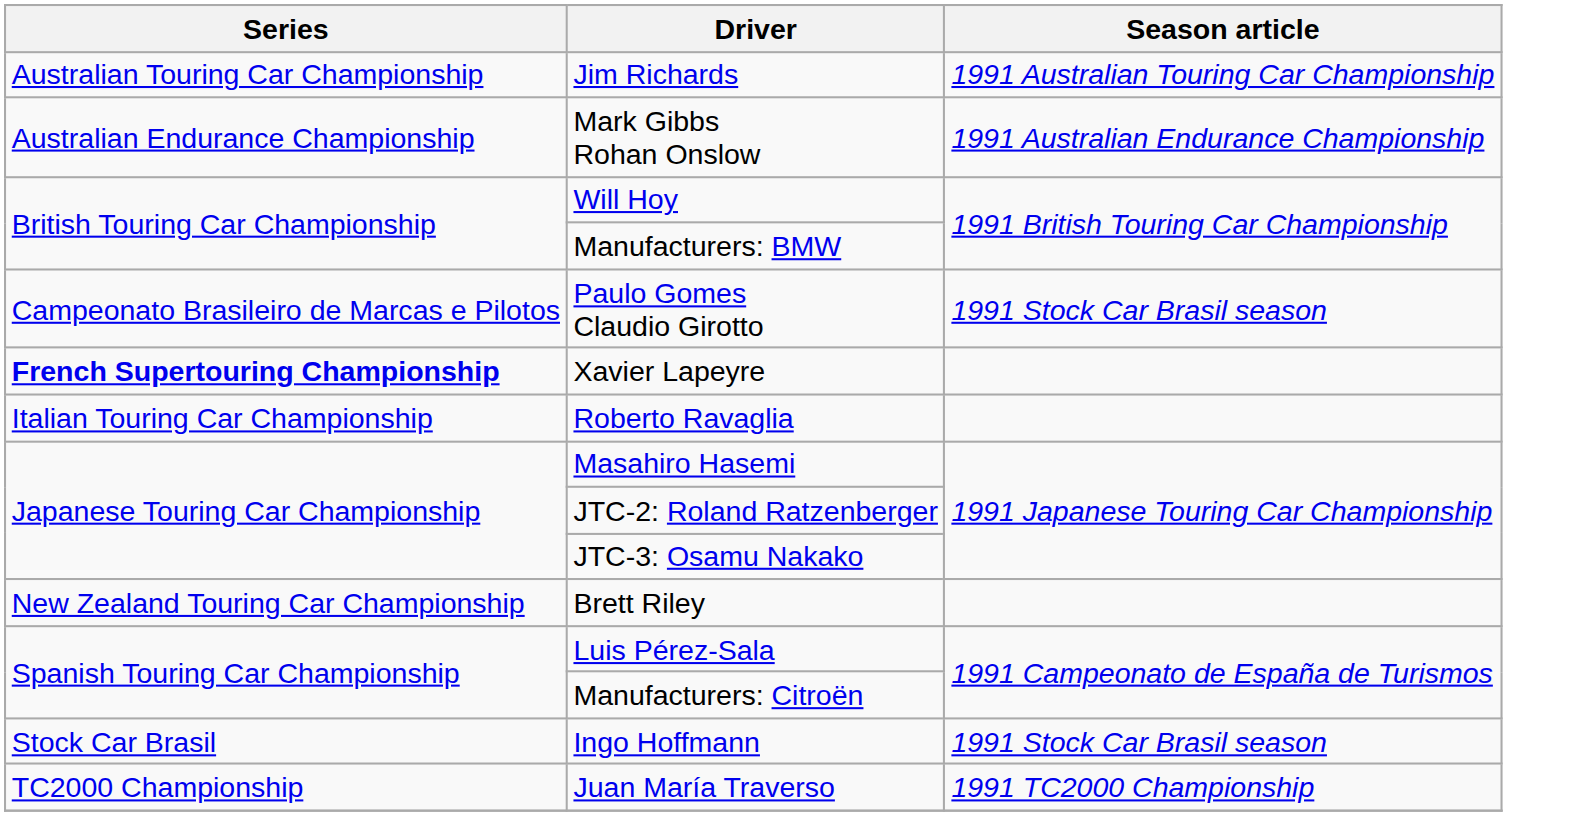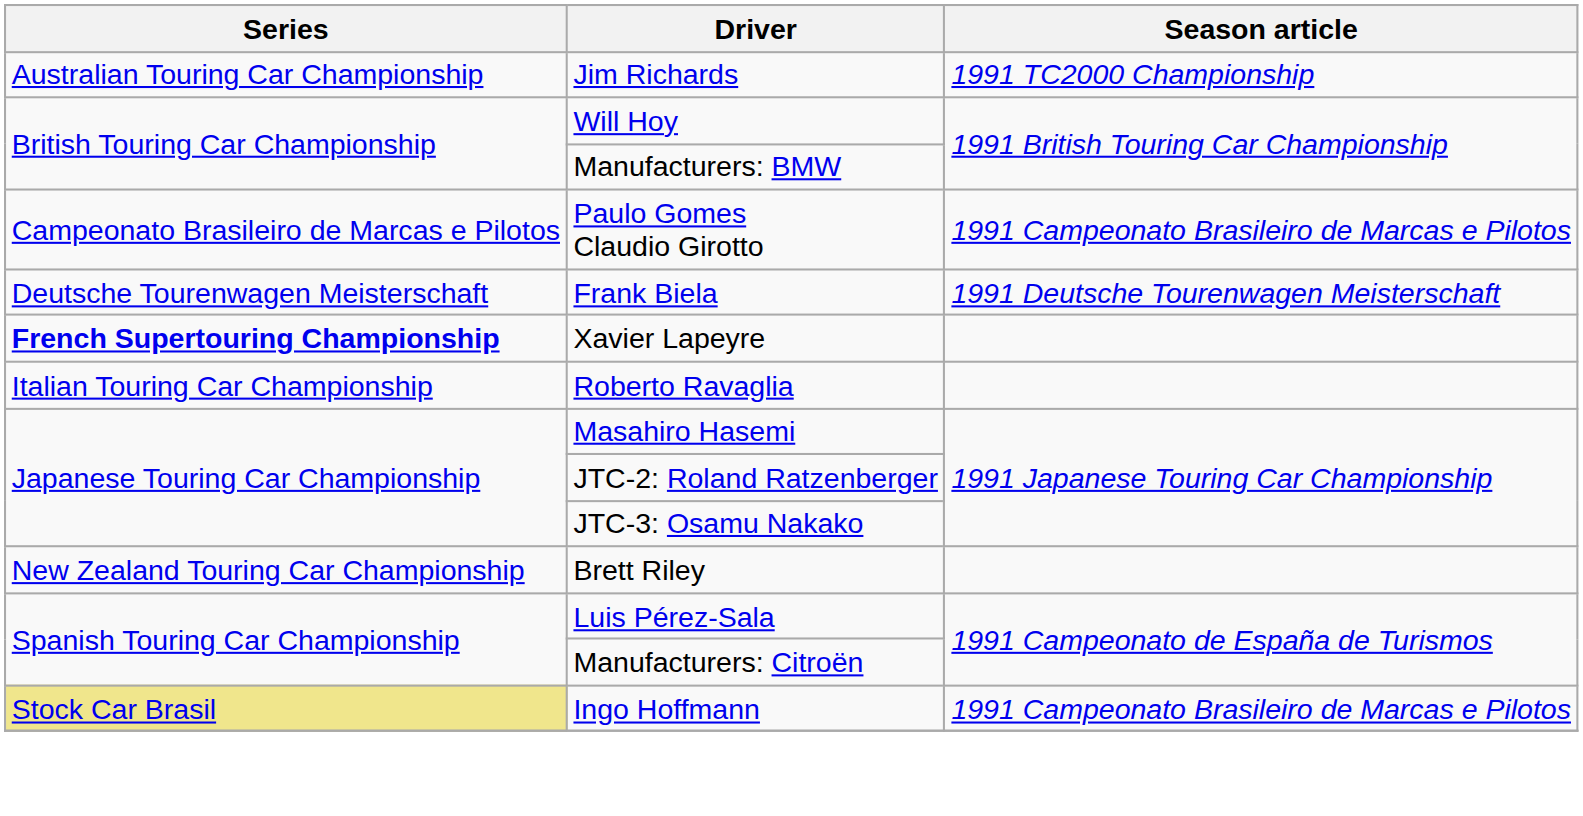(1223, 74) 1991 Australian Touring Car Championship -> (1133, 74) 1991 TC2000 Championship
- row: (667, 137)
(1139, 309) 1991 Stock Car Brasil season -> (1261, 229) 1991 Campeonato Brasileiro de Marcas e Pilotos
+ row: (646, 292)
(114, 741) no background -> (114, 708) khaki background
(1139, 741) 1991 Stock Car Brasil season -> (1261, 708) 1991 Campeonato Brasileiro de Marcas e Pilotos
- row: (704, 787)
